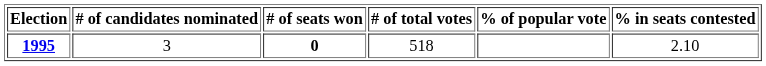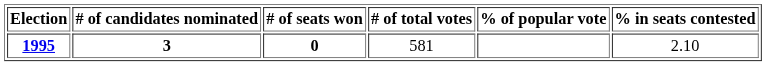(167, 45) normal -> (167, 45) bold
(422, 45) 518 -> (422, 45) 581
